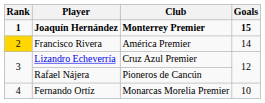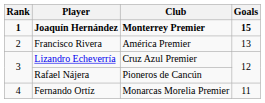(18, 43) gold background -> (18, 43) no background
(246, 43) 14 -> (246, 43) 13
(246, 91) 10 -> (246, 91) 11
